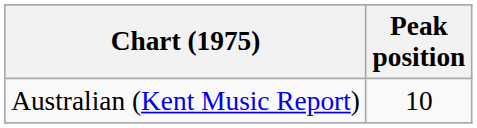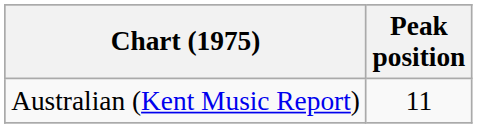(419, 100) 10 -> (419, 100) 11
